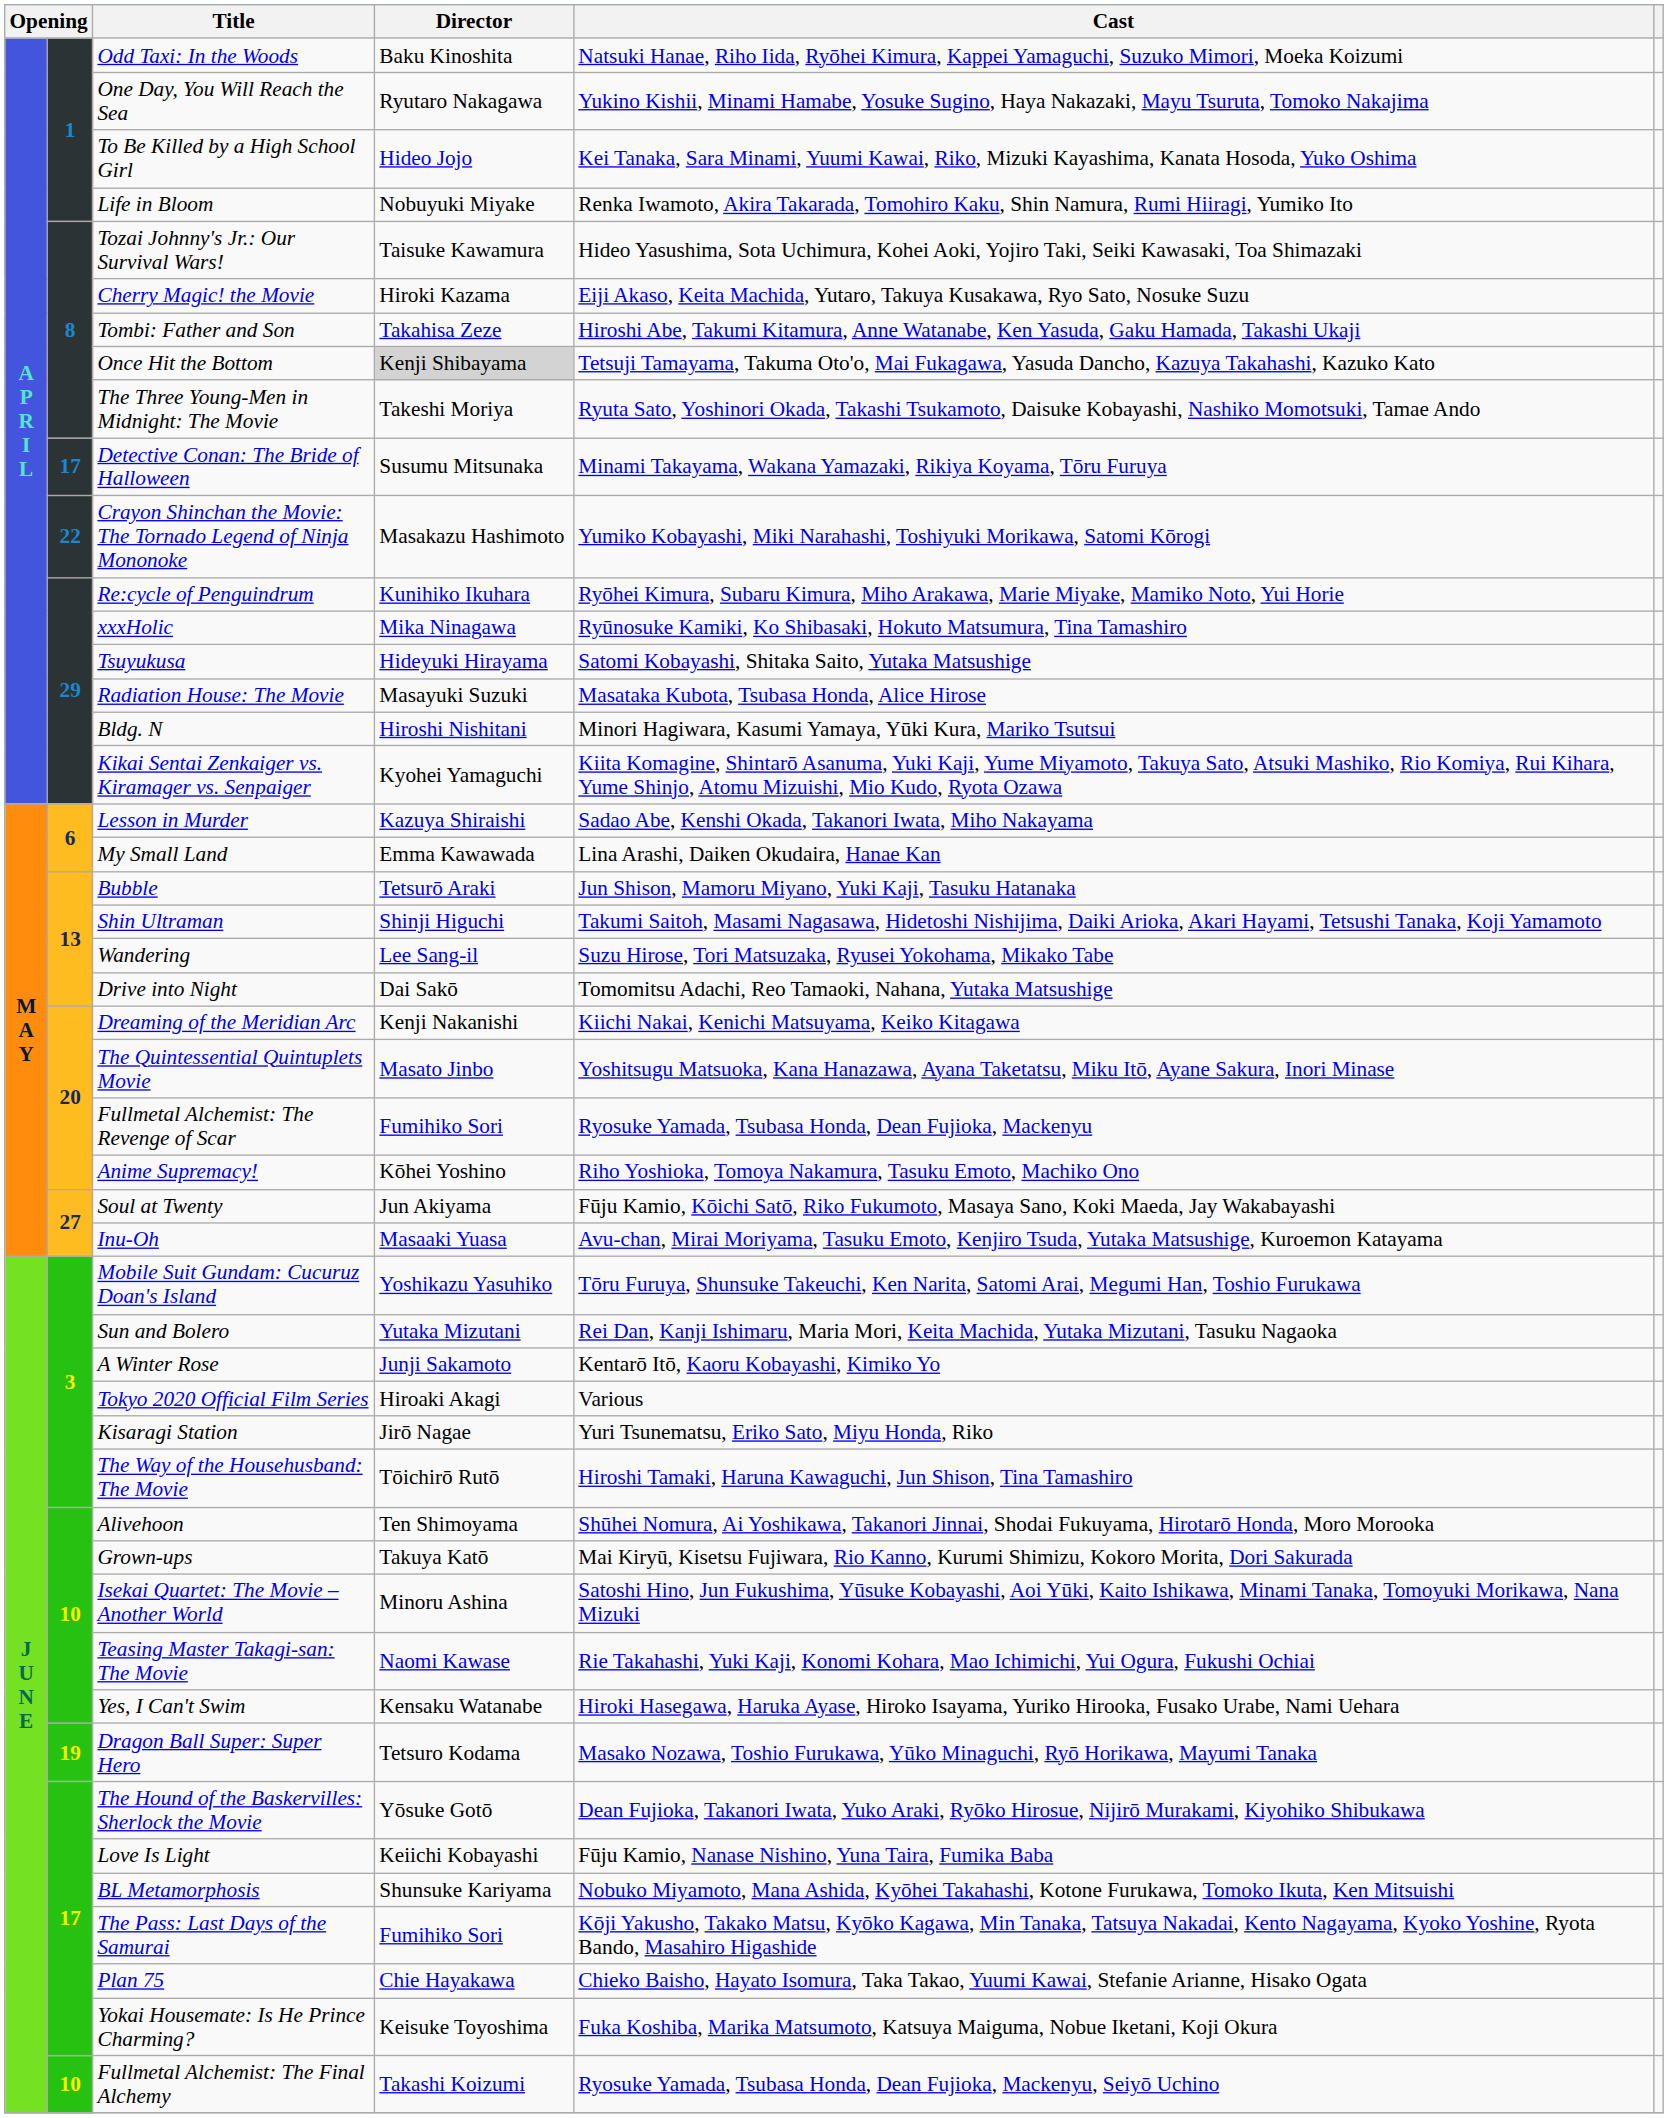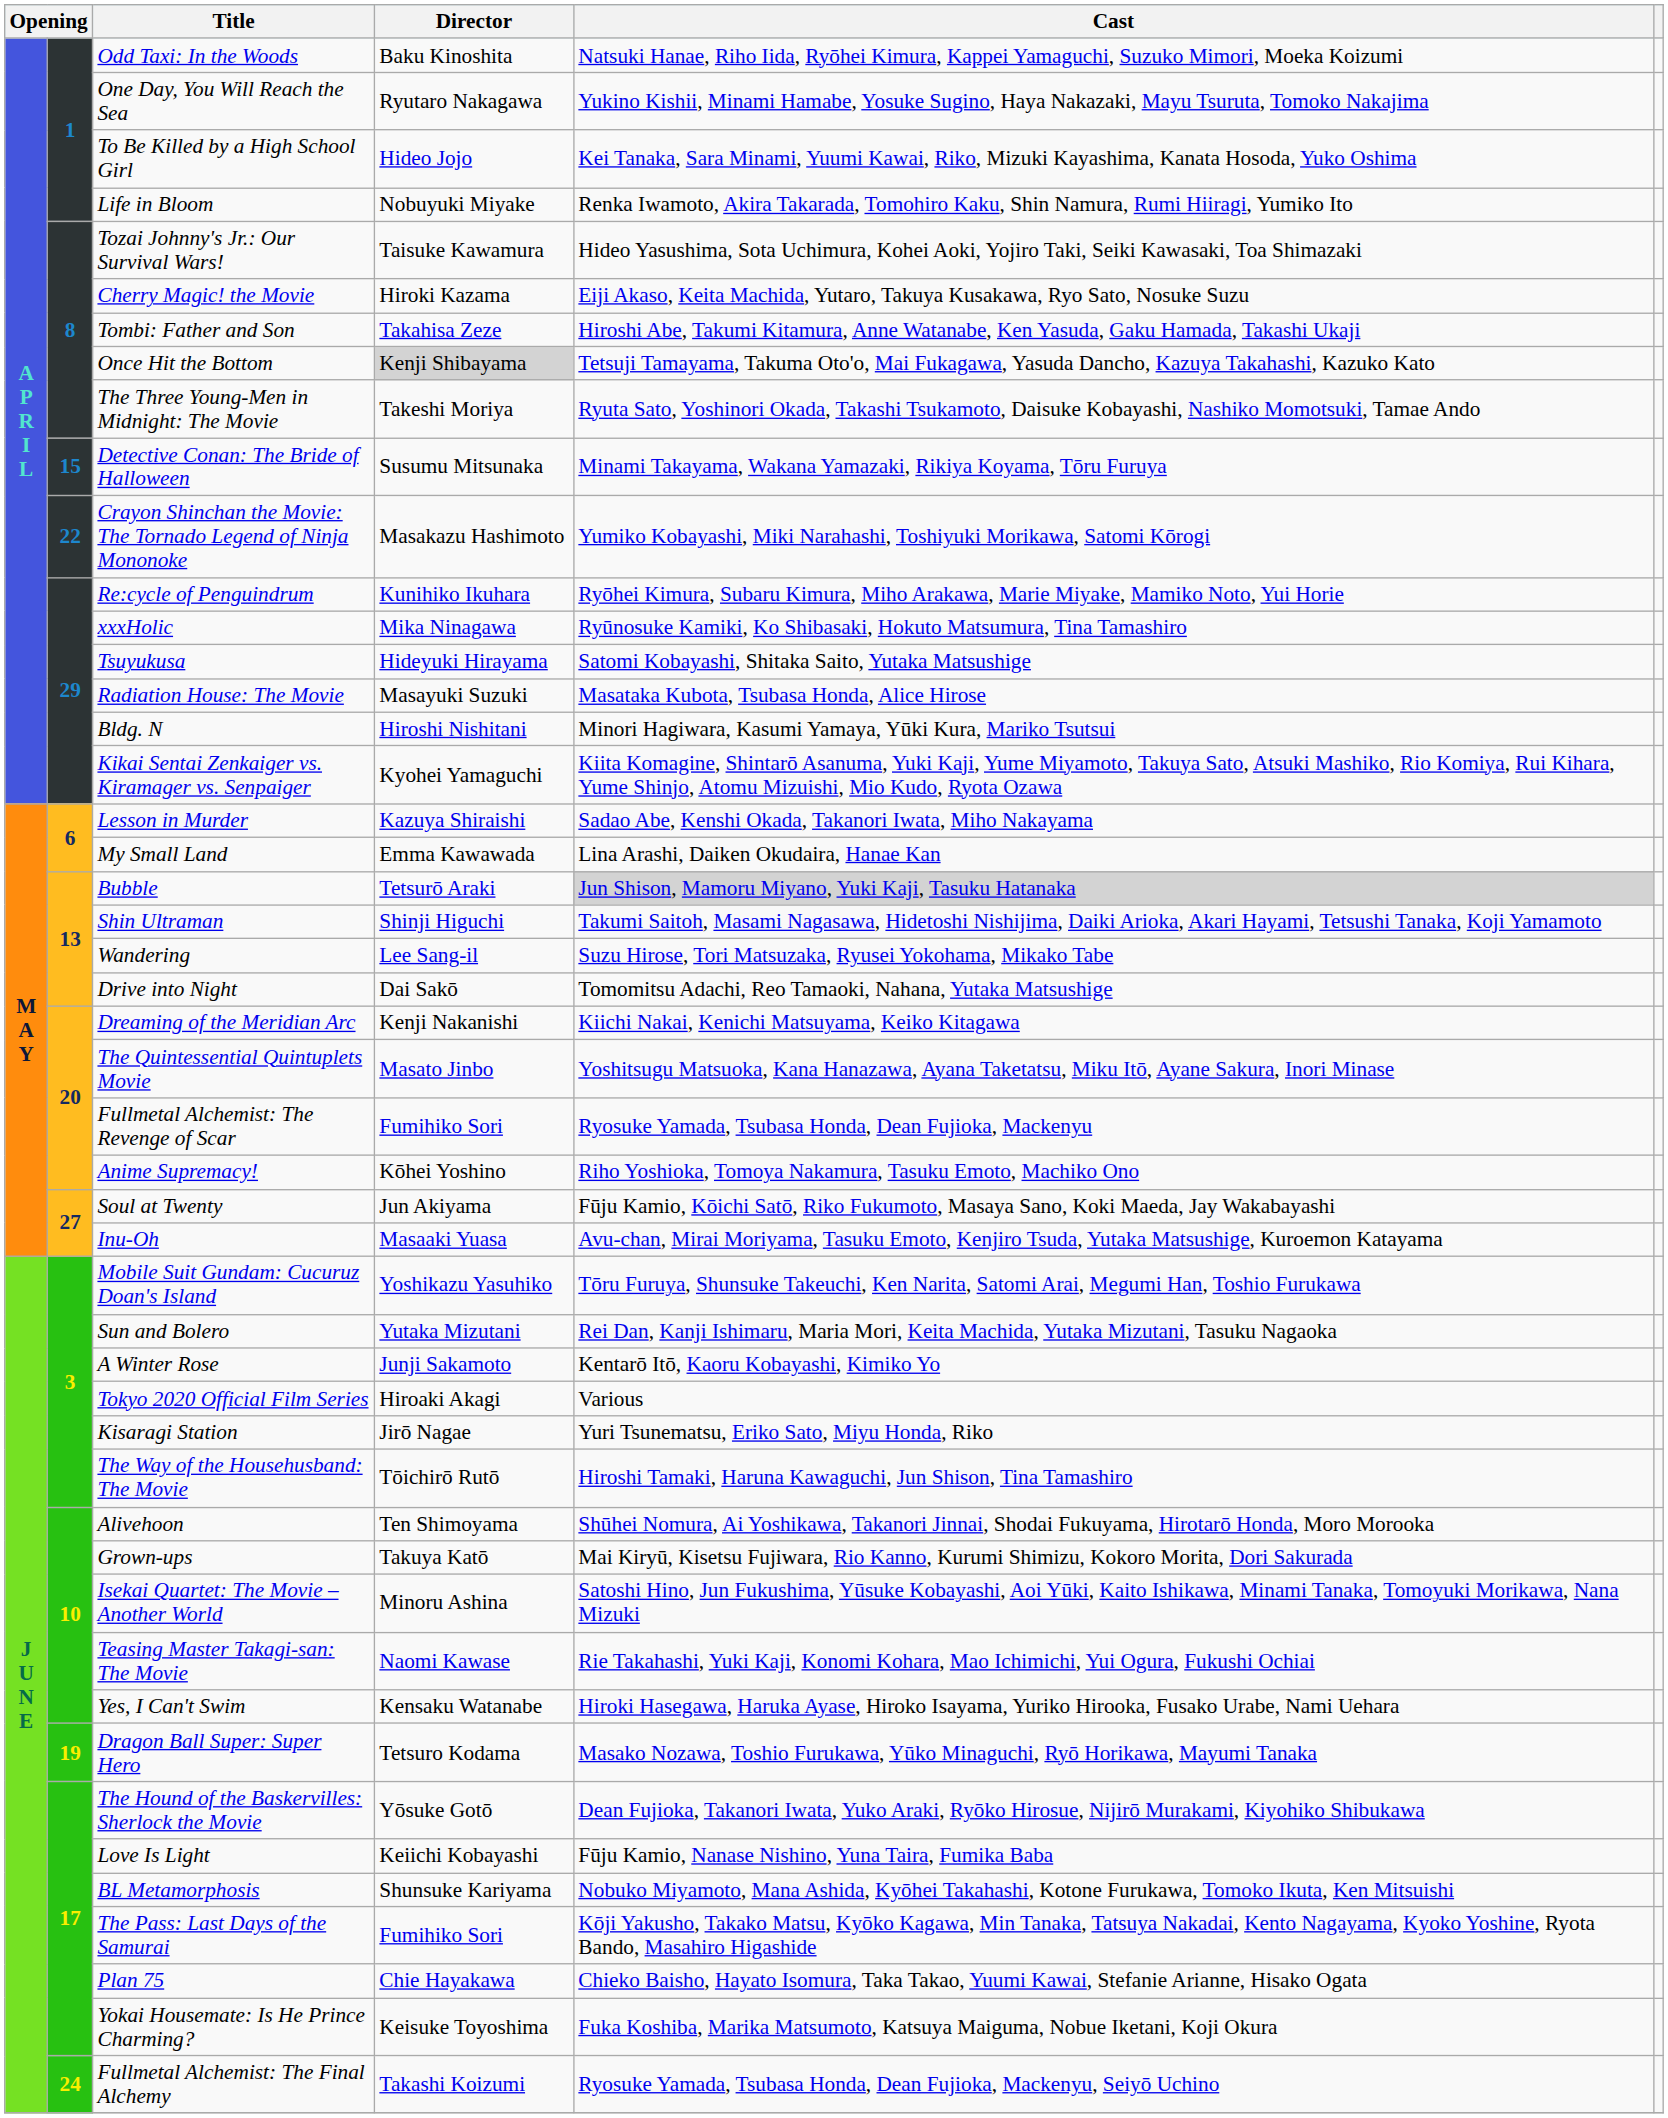(70, 466) 17 -> (70, 466) 15
(827, 887) no background -> (827, 887) lightgrey background
(70, 2084) 10 -> (70, 2084) 24
